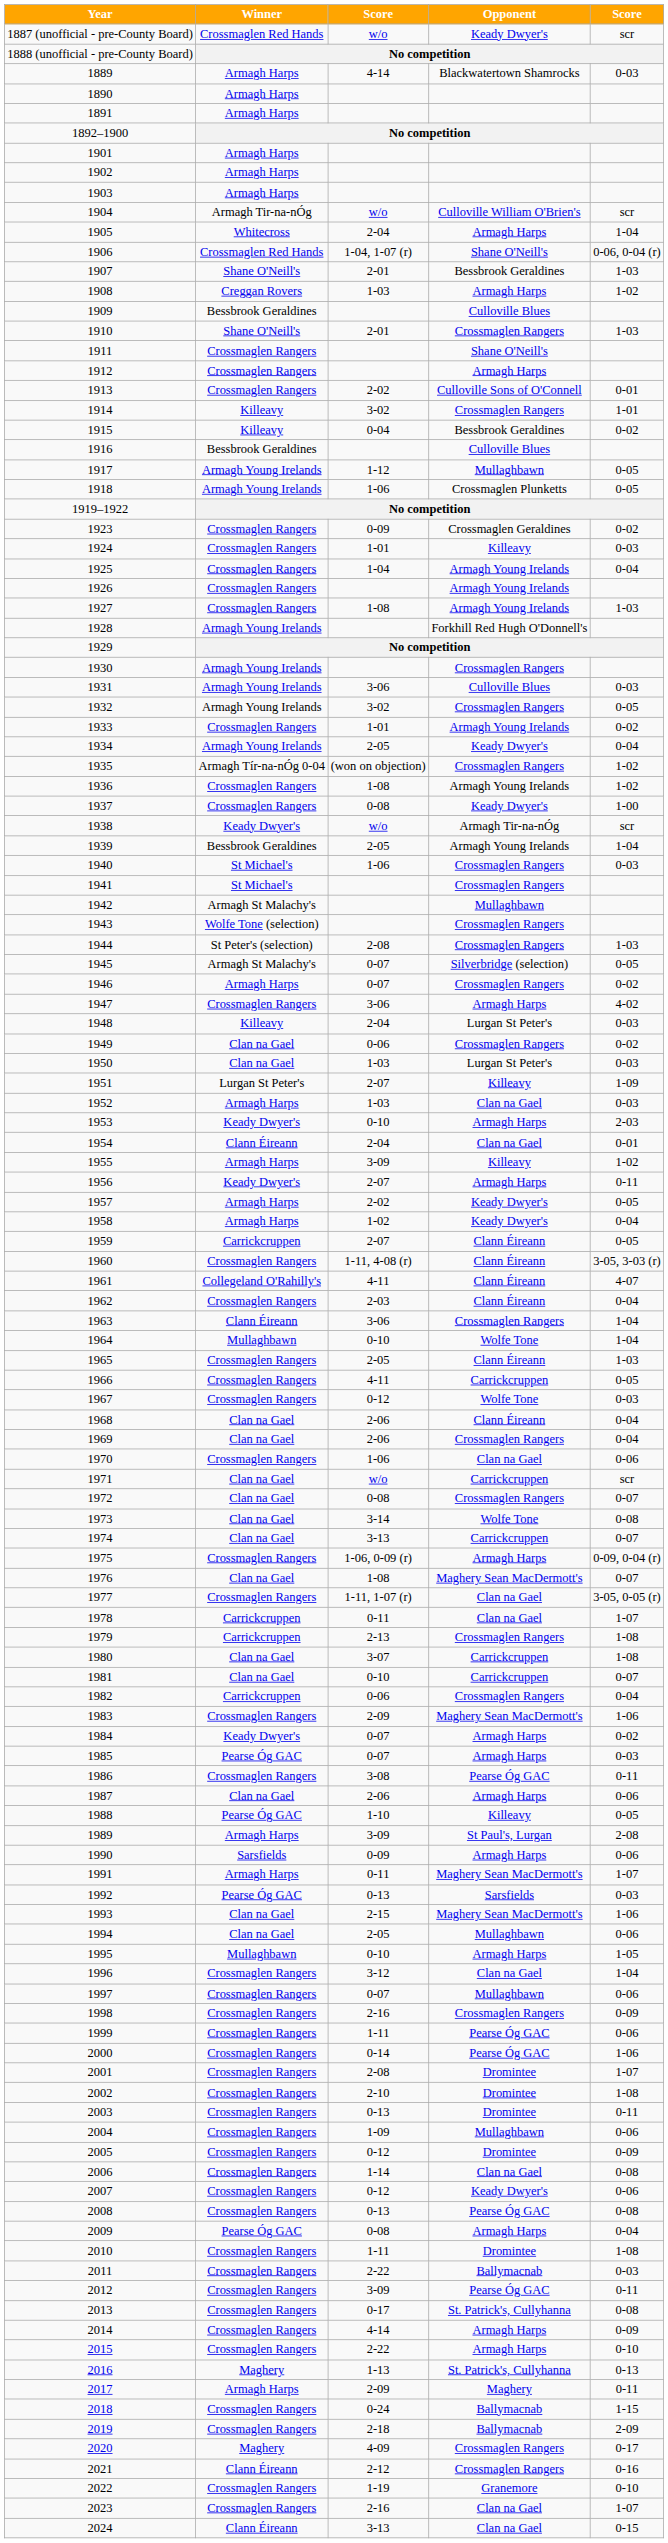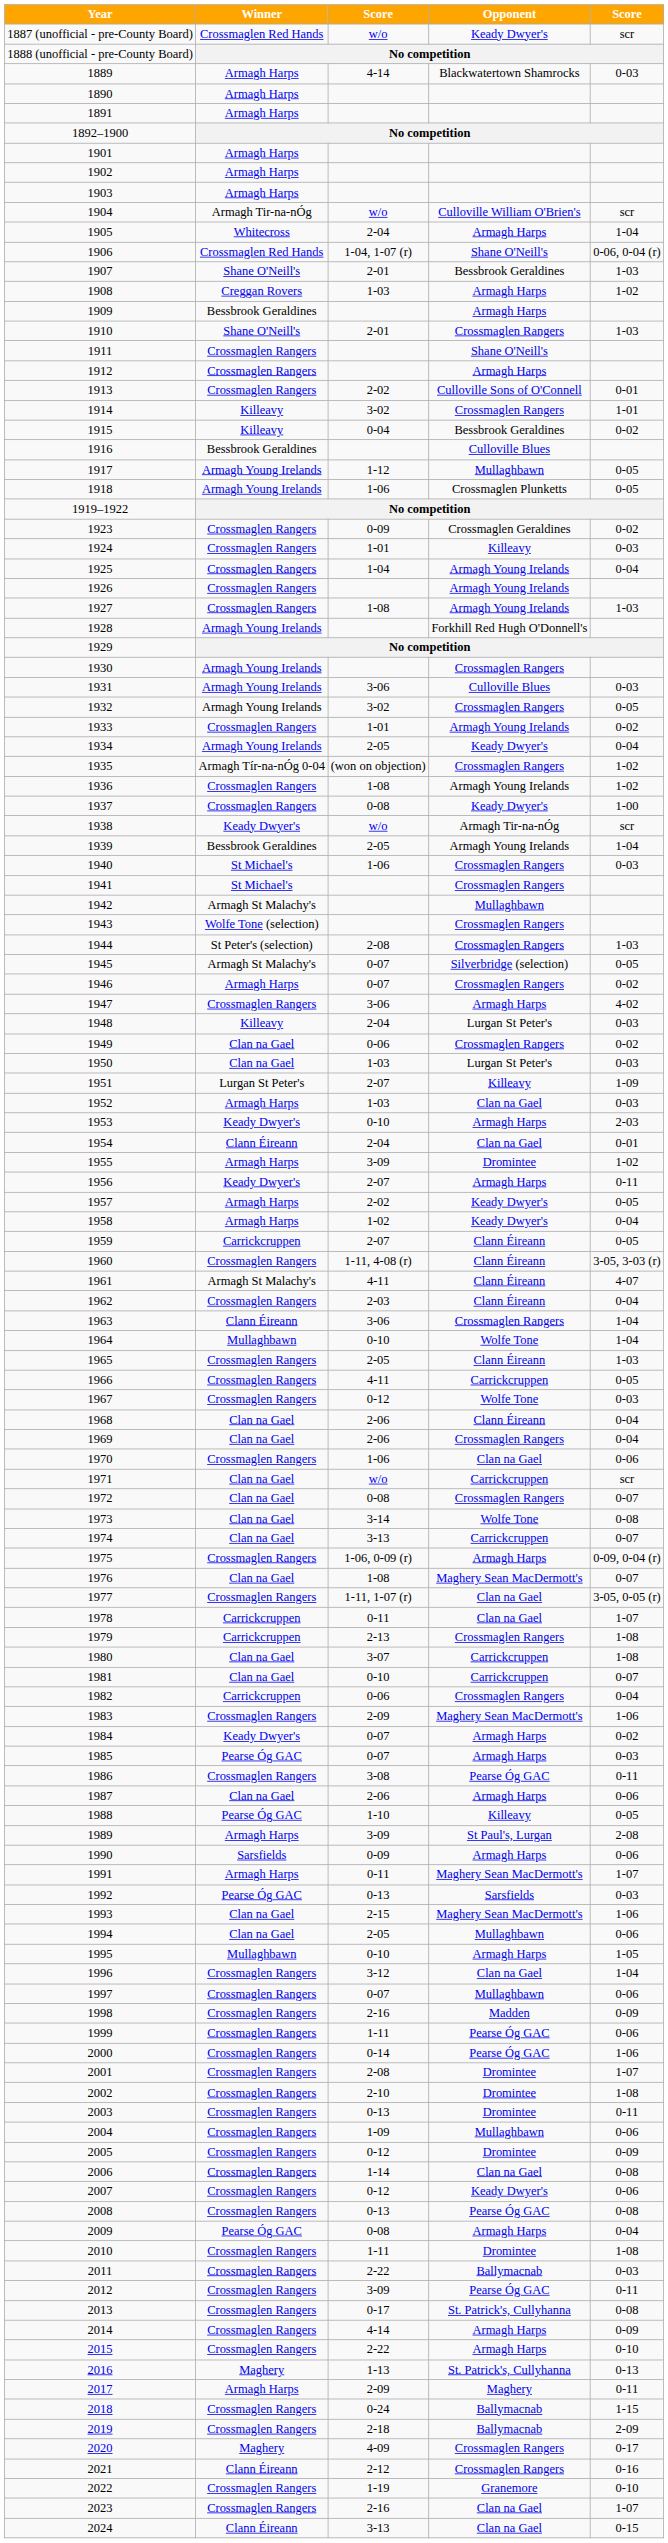(509, 311) Culloville Blues -> (509, 311) Armagh Harps
(509, 1162) Killeavy -> (509, 1162) Dromintee
(262, 1281) Collegeland O'Rahilly's -> (262, 1281) Armagh St Malachy's
(509, 2013) Crossmaglen Rangers -> (509, 2013) Madden
